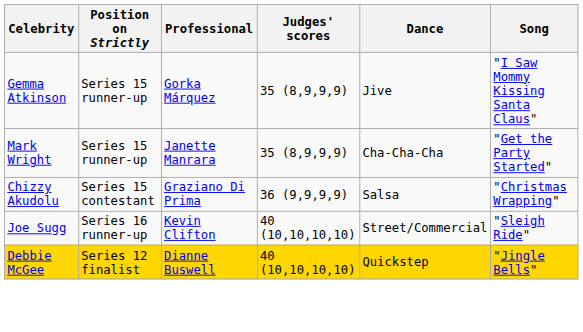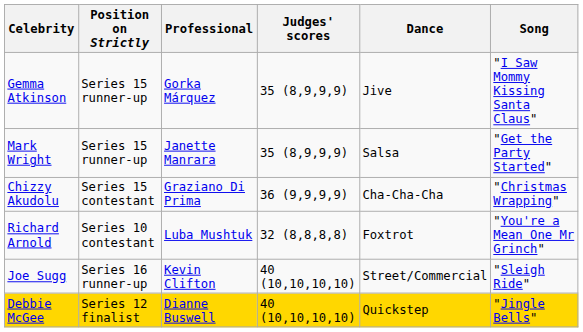(403, 153) Cha-Cha-Cha -> (381, 153) Salsa
(381, 194) Salsa -> (403, 194) Cha-Cha-Cha
+ row: (33, 235)
